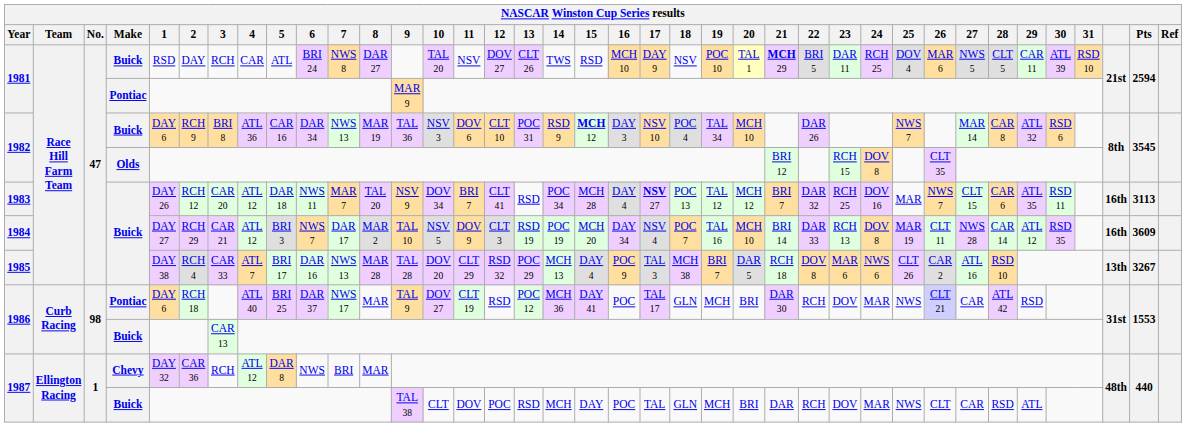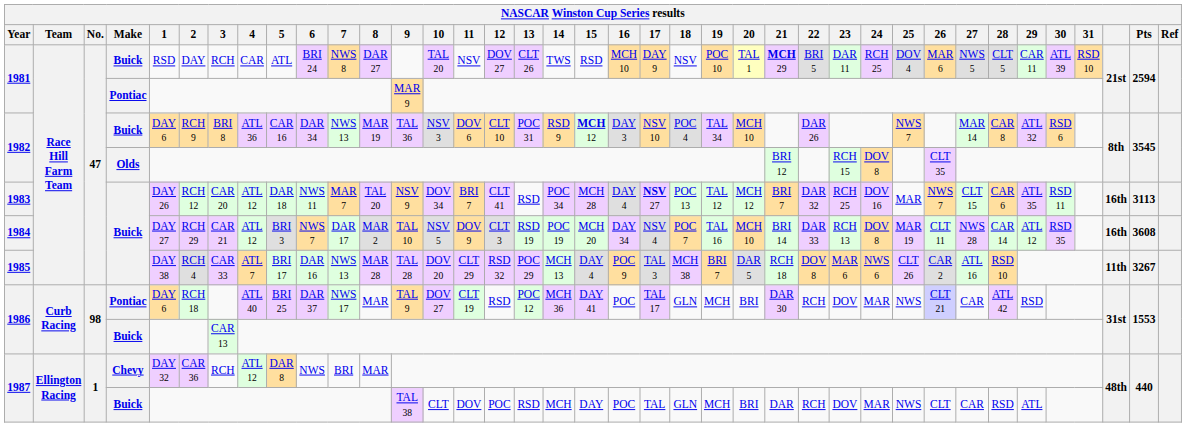(1144, 233) 3609 -> (1144, 233) 3608
(1116, 267) 13th -> (1116, 267) 11th
